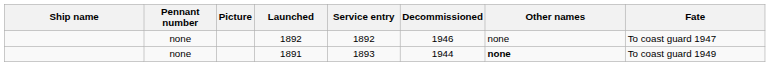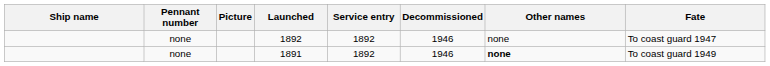(364, 54) 1893 -> (364, 54) 1892
(443, 54) 1944 -> (443, 54) 1946
